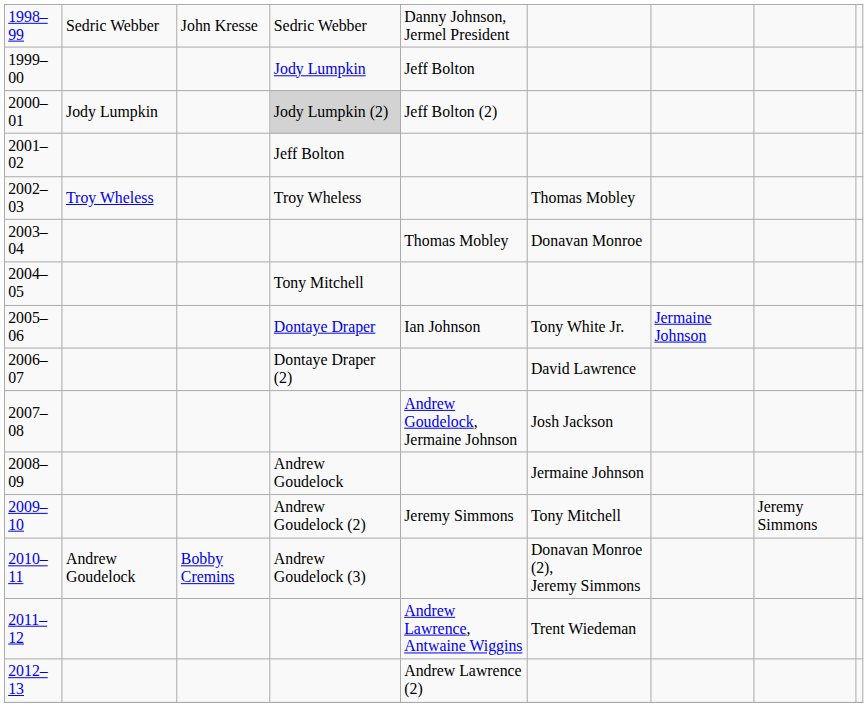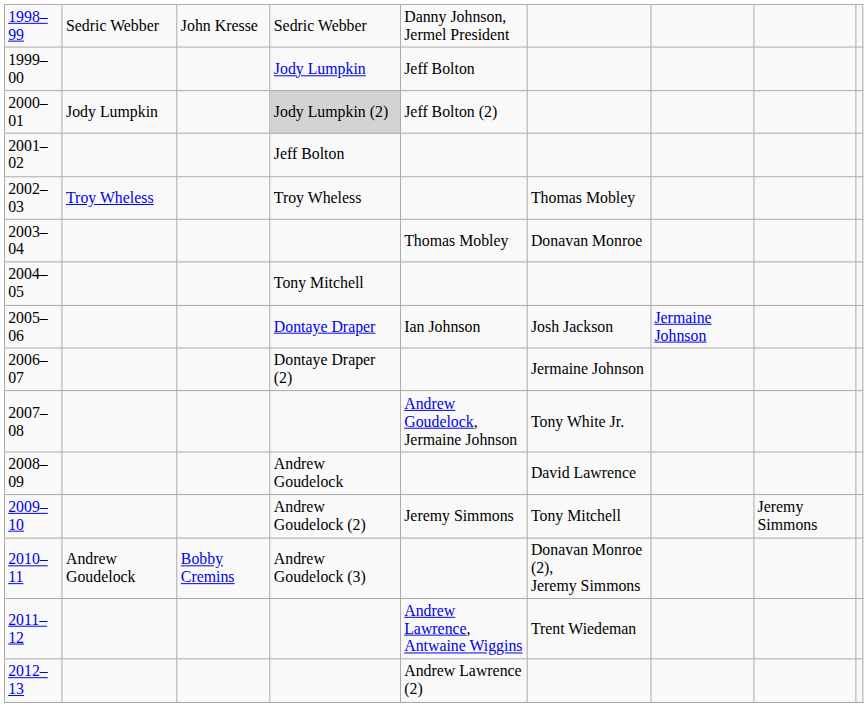(577, 326) Tony White Jr. -> (572, 326) Josh Jackson
(583, 369) David Lawrence -> (587, 369) Jermaine Johnson
(572, 421) Josh Jackson -> (577, 421) Tony White Jr.
(587, 473) Jermaine Johnson -> (583, 473) David Lawrence
